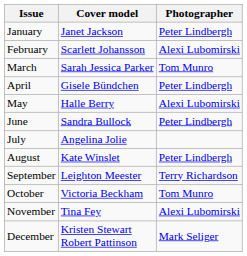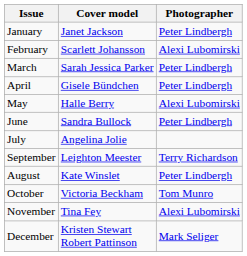(186, 67) Tom Munro -> (195, 67) Peter Lindbergh
rows swapped: (23, 157) <-> (31, 175)
